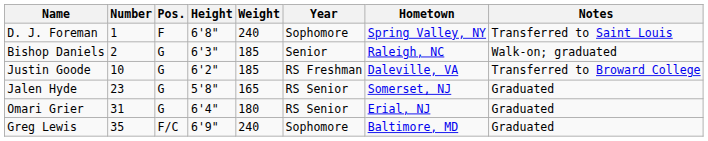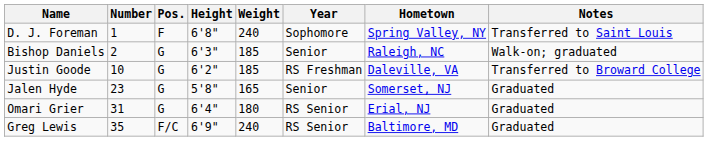(317, 89) RS Senior -> (306, 89) Senior
(317, 127) Sophomore -> (317, 127) RS Senior
